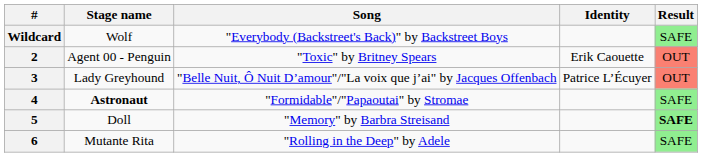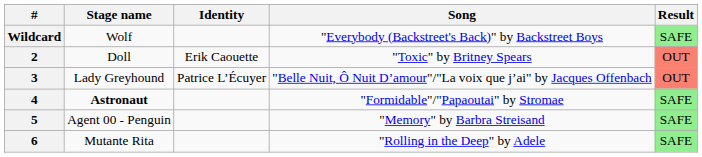columns swapped: (367, 15) <-> (607, 15)
(119, 57) Agent 00 - Penguin -> (119, 57) Doll
(119, 120) Doll -> (119, 120) Agent 00 - Penguin
(676, 120) bold -> (676, 120) normal
